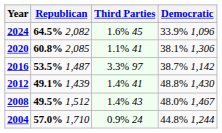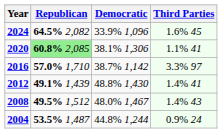columns swapped: (187, 13) <-> (125, 13)
(61, 48) no background -> (61, 48) lightgreen background
(61, 66) 53.5% 1,487 -> (61, 66) 57.0% 1,710
(61, 119) 57.0% 1,710 -> (61, 119) 53.5% 1,487
